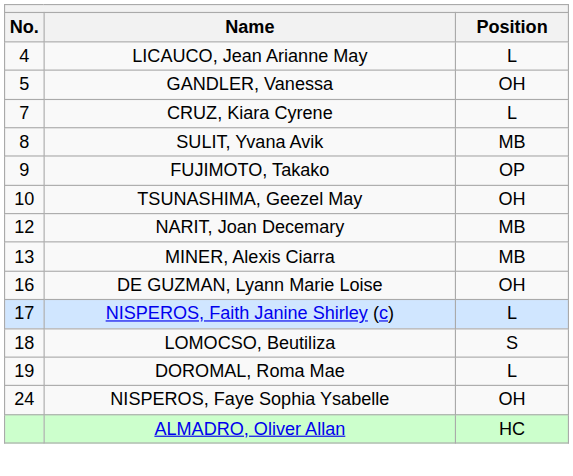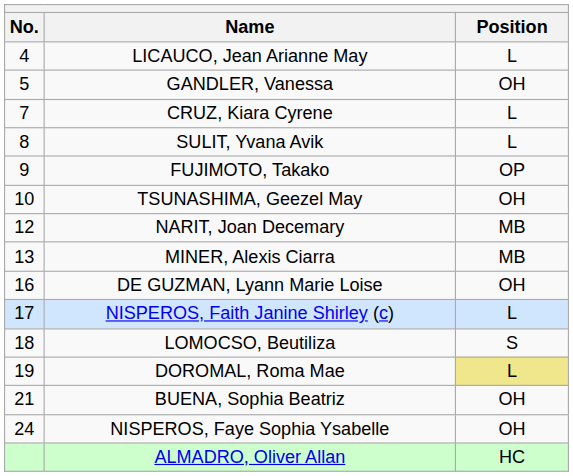(512, 141) MB -> (512, 141) L
(512, 371) no background -> (512, 371) khaki background
+ row: (250, 399)
